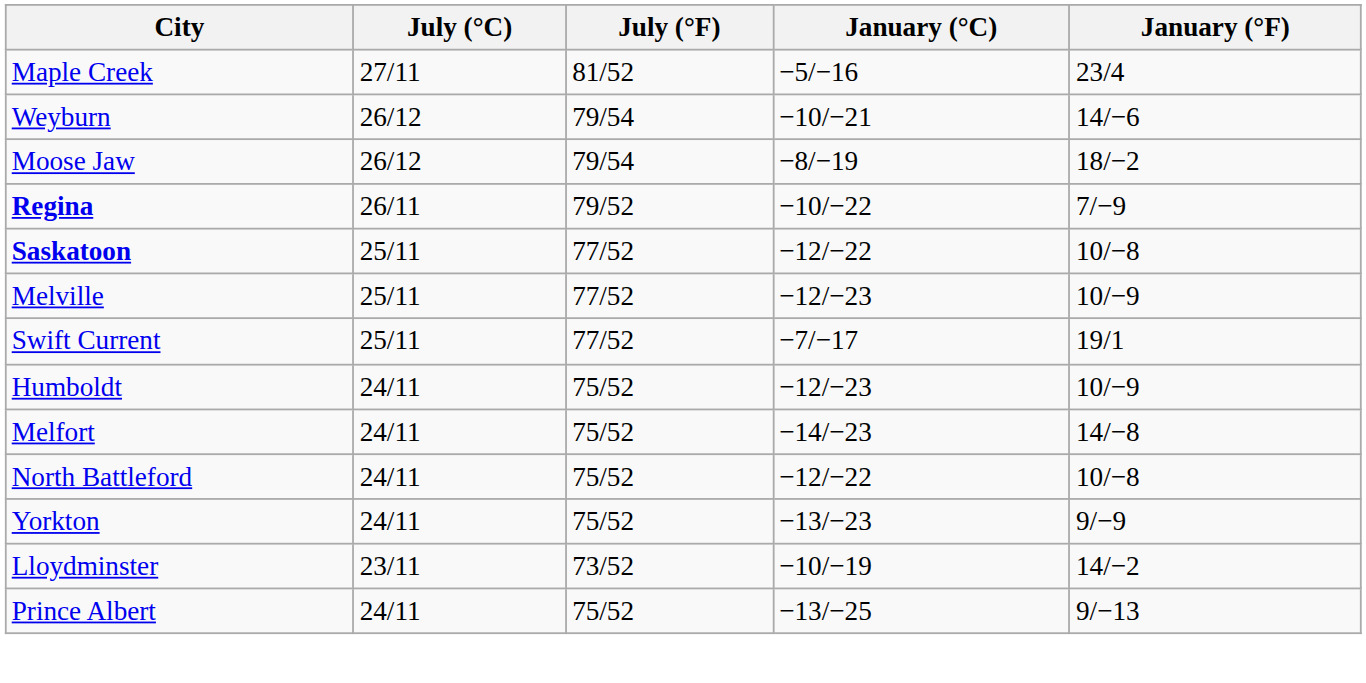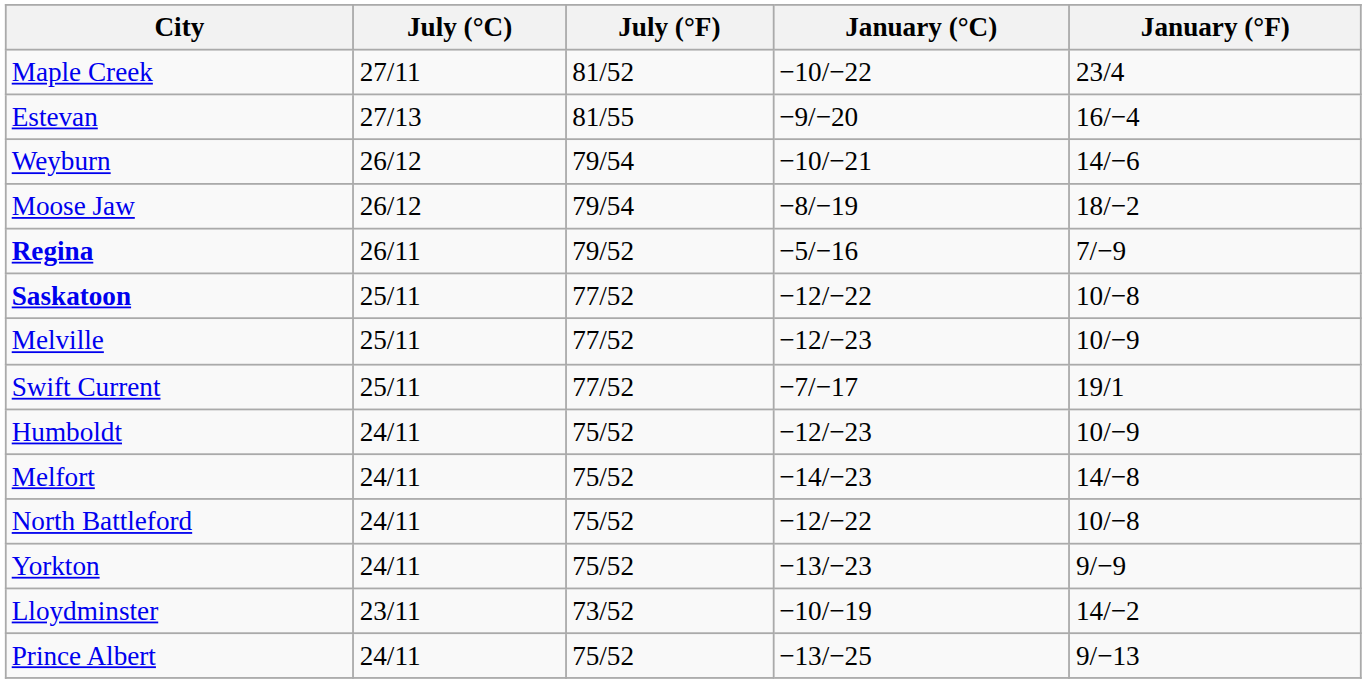(819, 71) −5/−16 -> (825, 71) −10/−22
+ row: (55, 116)
(825, 206) −10/−22 -> (819, 251) −5/−16
